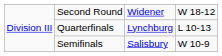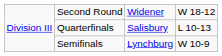(150, 28) Lynchburg -> (148, 28) Salisbury
(148, 43) Salisbury -> (150, 43) Lynchburg
